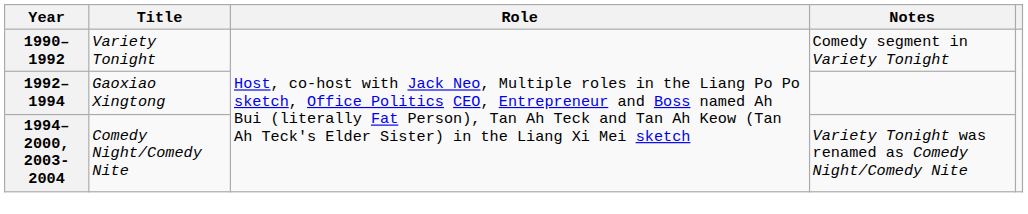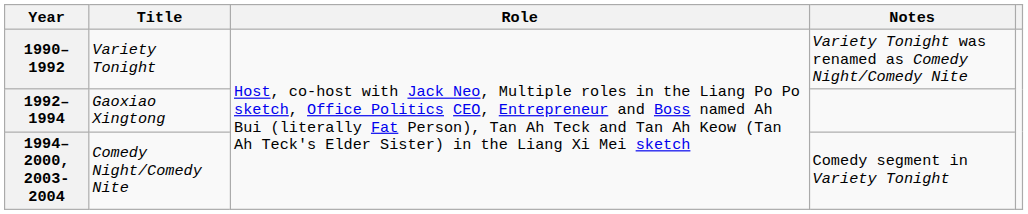(890, 51) Comedy segment in Variety Tonight -> (899, 59) Variety Tonight was renamed as Comedy Night/Comedy Nite
(899, 153) Variety Tonight was renamed as Comedy Night/Comedy Nite -> (890, 170) Comedy segment in Variety Tonight
